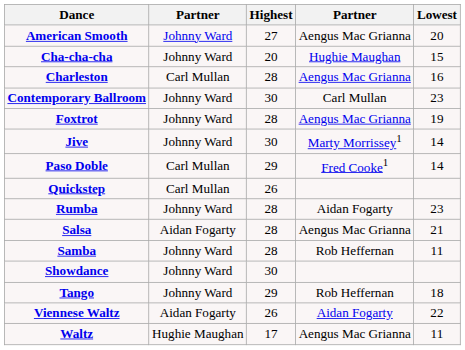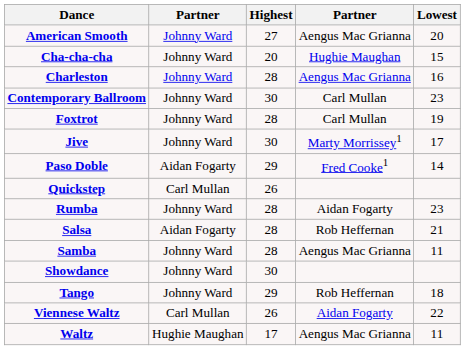(198, 77) Carl Mullan -> (198, 77) Johnny Ward
(355, 118) Aengus Mac Grianna -> (355, 118) Carl Mullan
(437, 141) 14 -> (437, 141) 17
(198, 165) Carl Mullan -> (198, 165) Aidan Fogarty
(355, 230) Aengus Mac Grianna -> (355, 230) Rob Heffernan
(355, 250) Rob Heffernan -> (355, 250) Aengus Mac Grianna
(198, 313) Aidan Fogarty -> (198, 313) Carl Mullan
